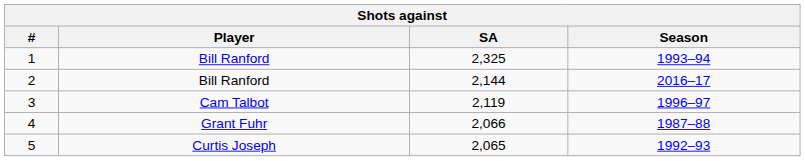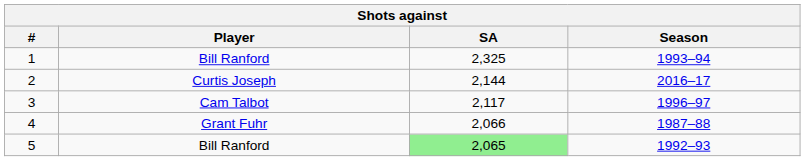(234, 80) Bill Ranford -> (234, 80) Curtis Joseph
(489, 102) 2,119 -> (489, 102) 2,117
(234, 145) Curtis Joseph -> (234, 145) Bill Ranford
(489, 145) no background -> (489, 145) lightgreen background
